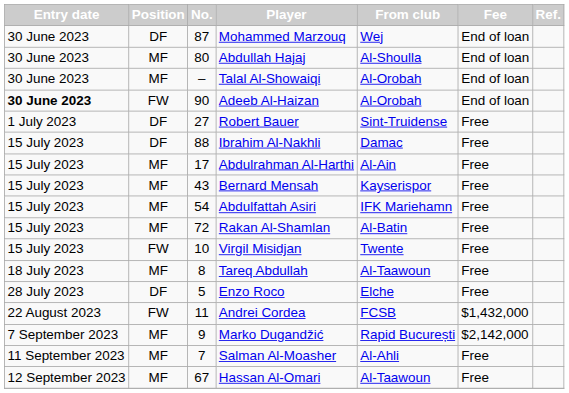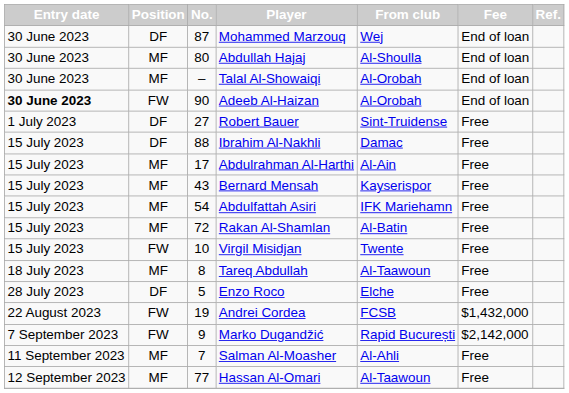(202, 313) 11 -> (202, 313) 19
(158, 334) MF -> (158, 334) FW
(202, 377) 67 -> (202, 377) 77
